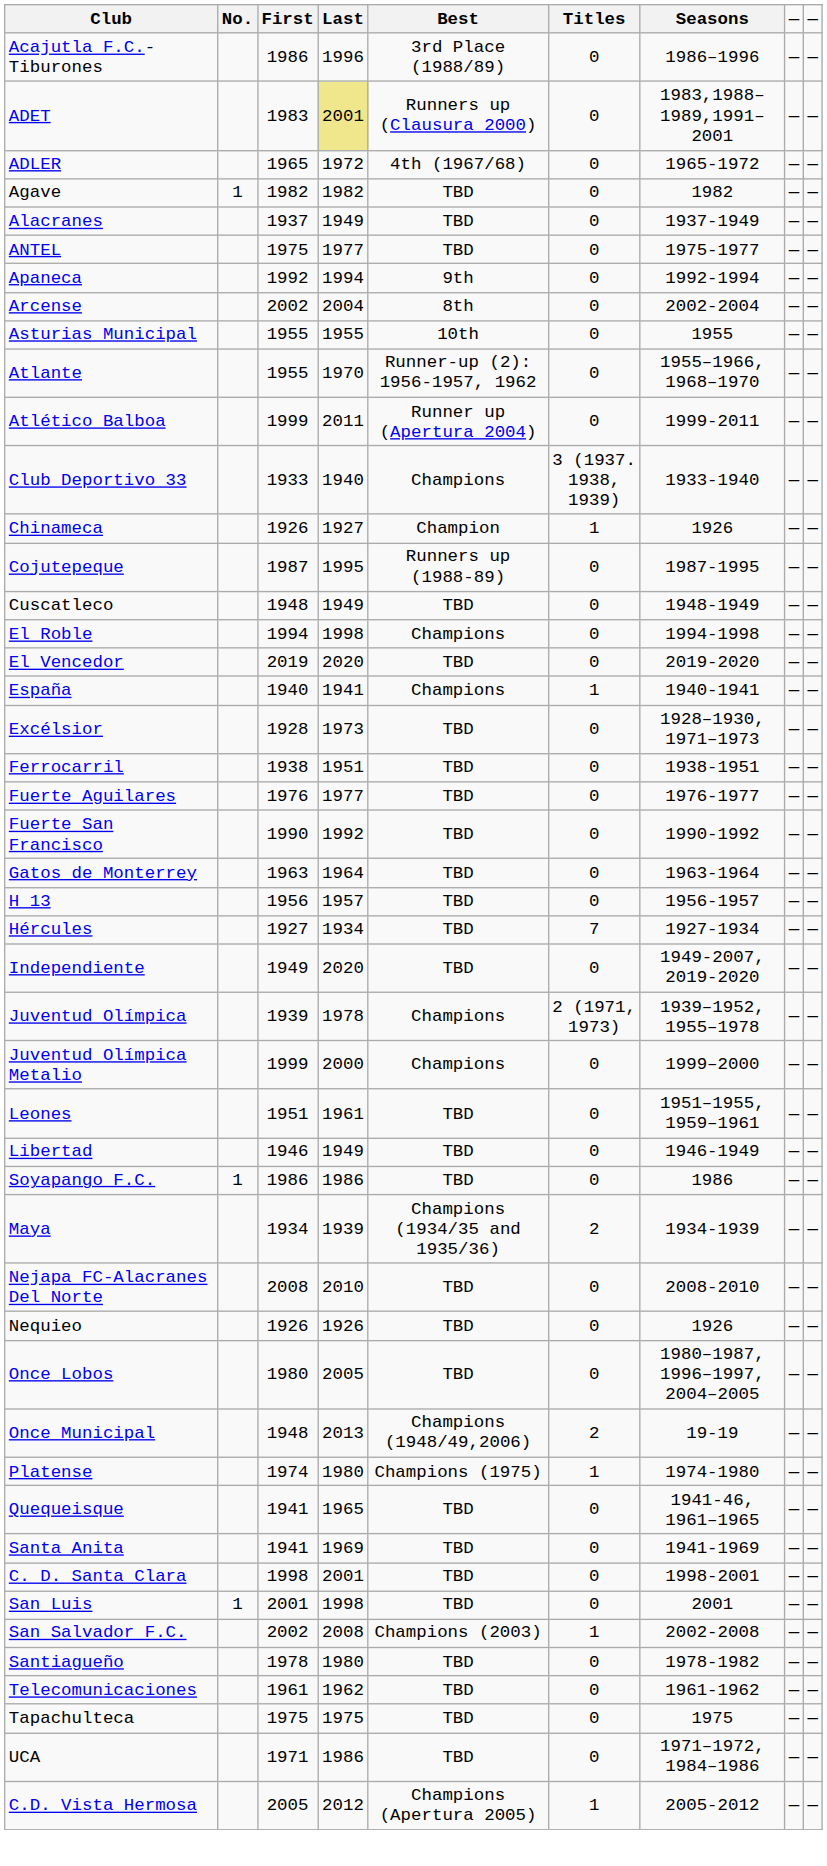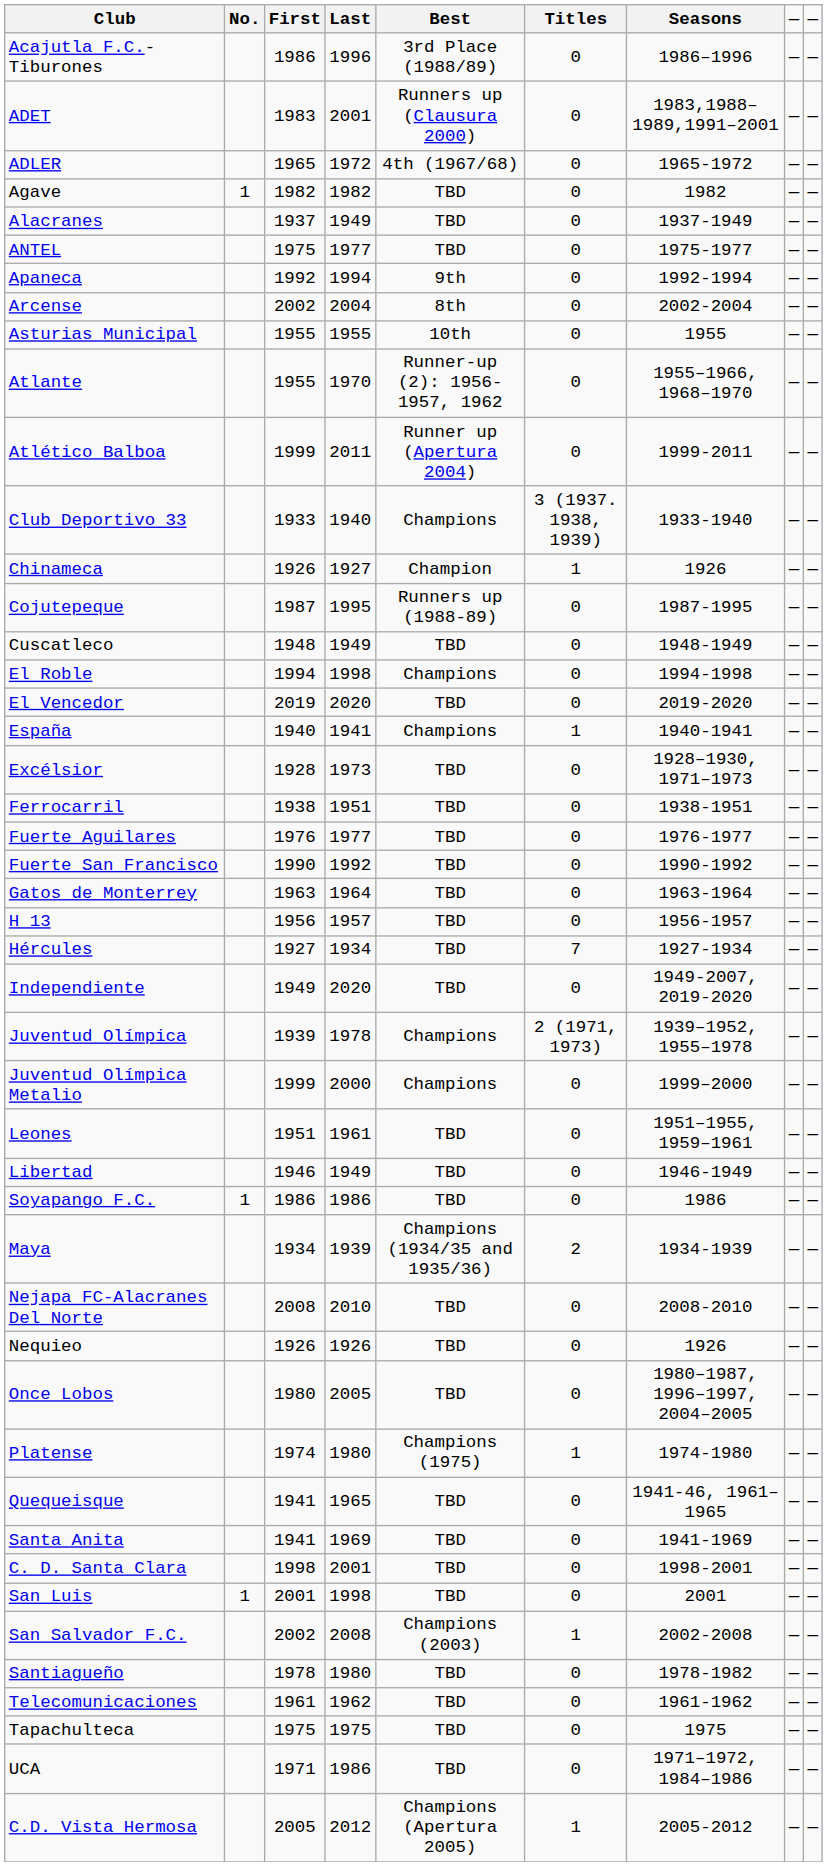(343, 116) khaki background -> (350, 116) no background
- row: (82, 1433)
